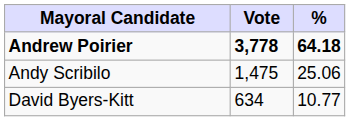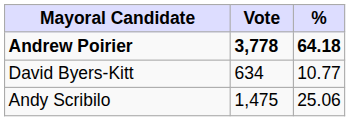rows swapped: (59, 73) <-> (71, 101)
